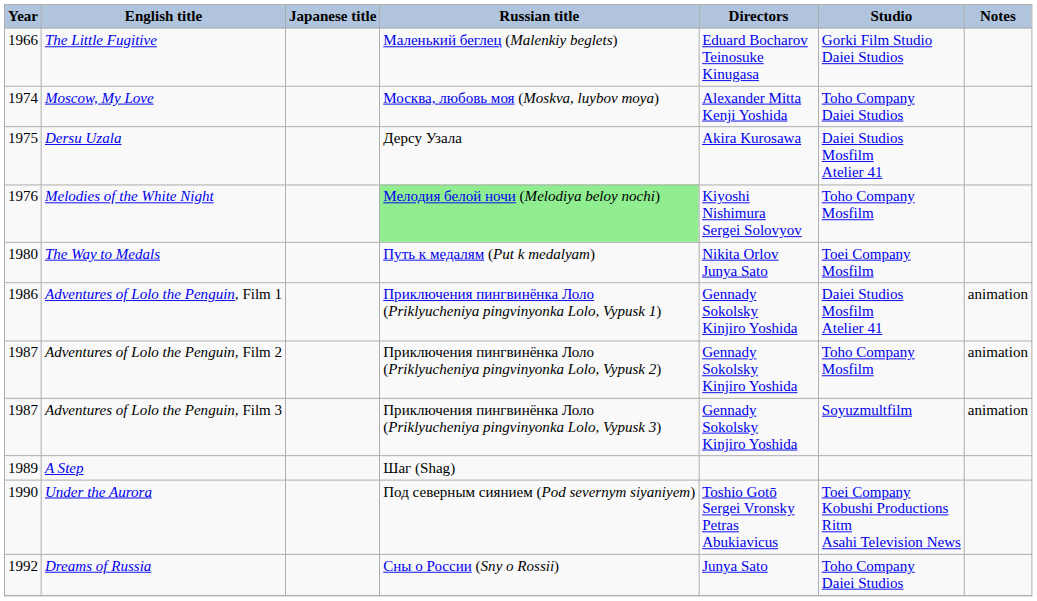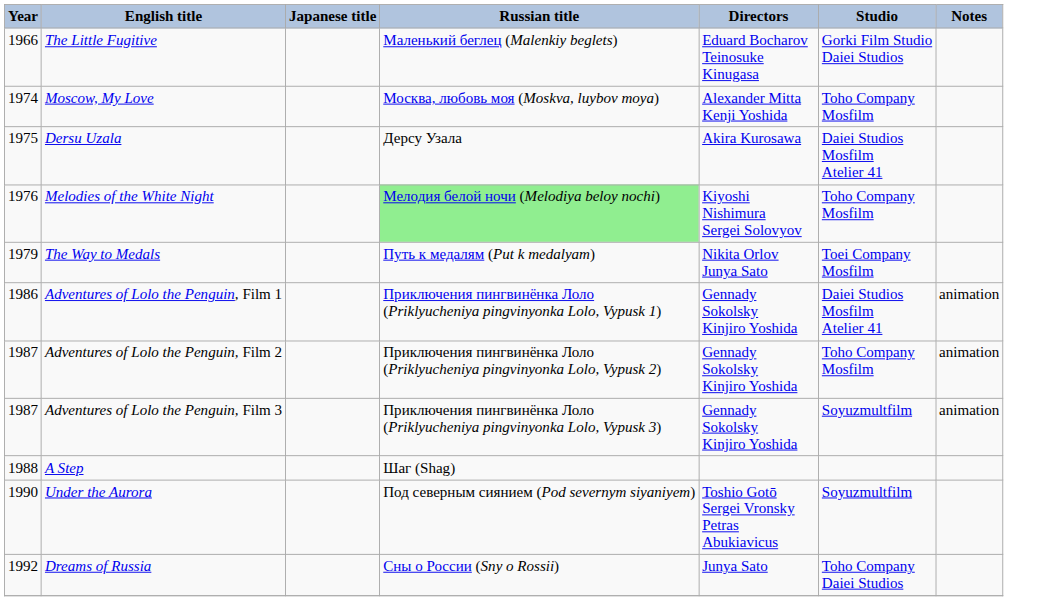(868, 106) Toho Company Daiei Studios -> (868, 106) Toho Company Mosfilm
(23, 254) 1980 -> (23, 254) 1979
(23, 467) 1989 -> (23, 467) 1988
(891, 517) Toei Company Kobushi Productions Ritm Asahi Television News -> (867, 491) Soyuzmultfilm
